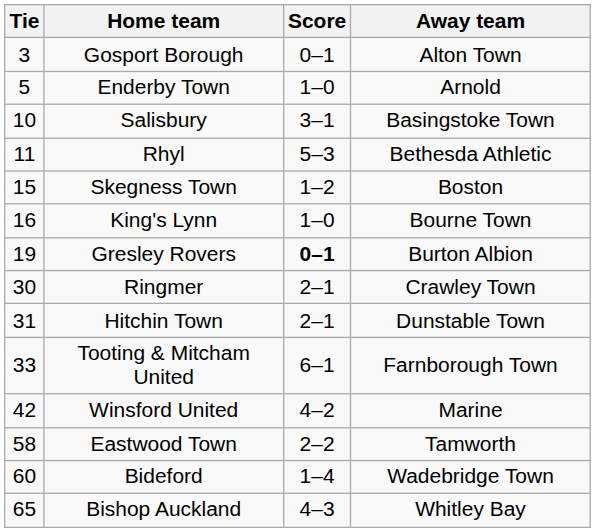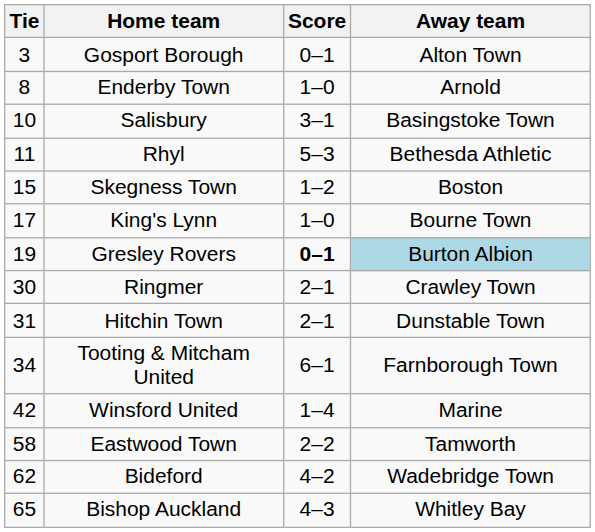(24, 87) 5 -> (24, 87) 8
(24, 220) 16 -> (24, 220) 17
(471, 253) no background -> (471, 253) lightblue background
(24, 365) 33 -> (24, 365) 34
(317, 410) 4–2 -> (317, 410) 1–4
(24, 476) 60 -> (24, 476) 62
(317, 476) 1–4 -> (317, 476) 4–2
